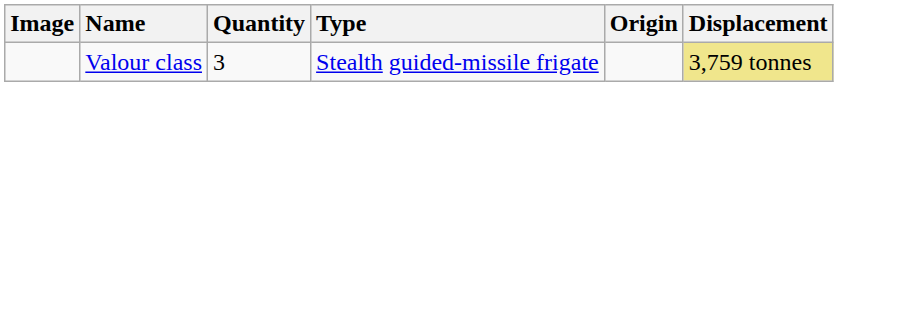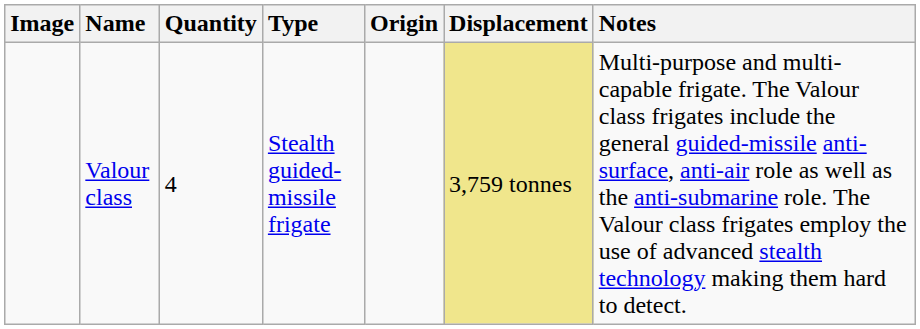+ column: (627, 23)
(219, 61) 3 -> (171, 183) 4
